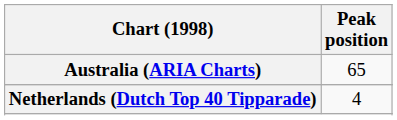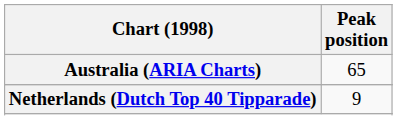(357, 98) 4 -> (357, 98) 9
